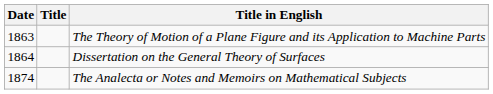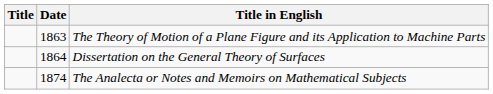columns swapped: (21, 15) <-> (53, 15)
